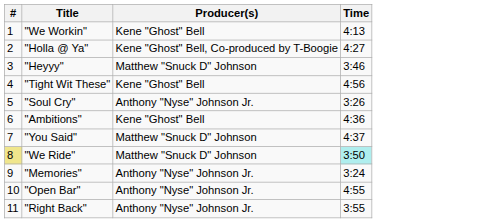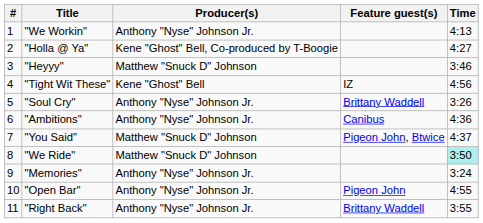+ column: (394, 13)
(160, 31) Kene "Ghost" Bell -> (185, 31) Anthony "Nyse" Johnson Jr.
(160, 119) Kene "Ghost" Bell -> (185, 119) Anthony "Nyse" Johnson Jr.
(10, 155) khaki background -> (10, 155) no background
